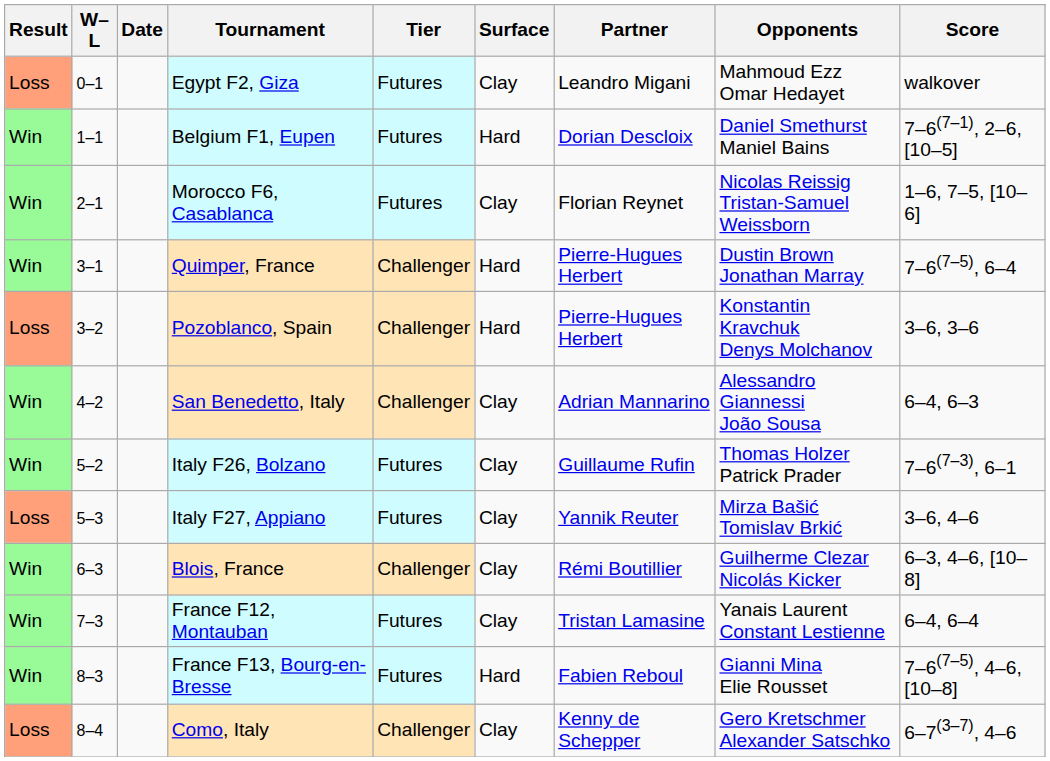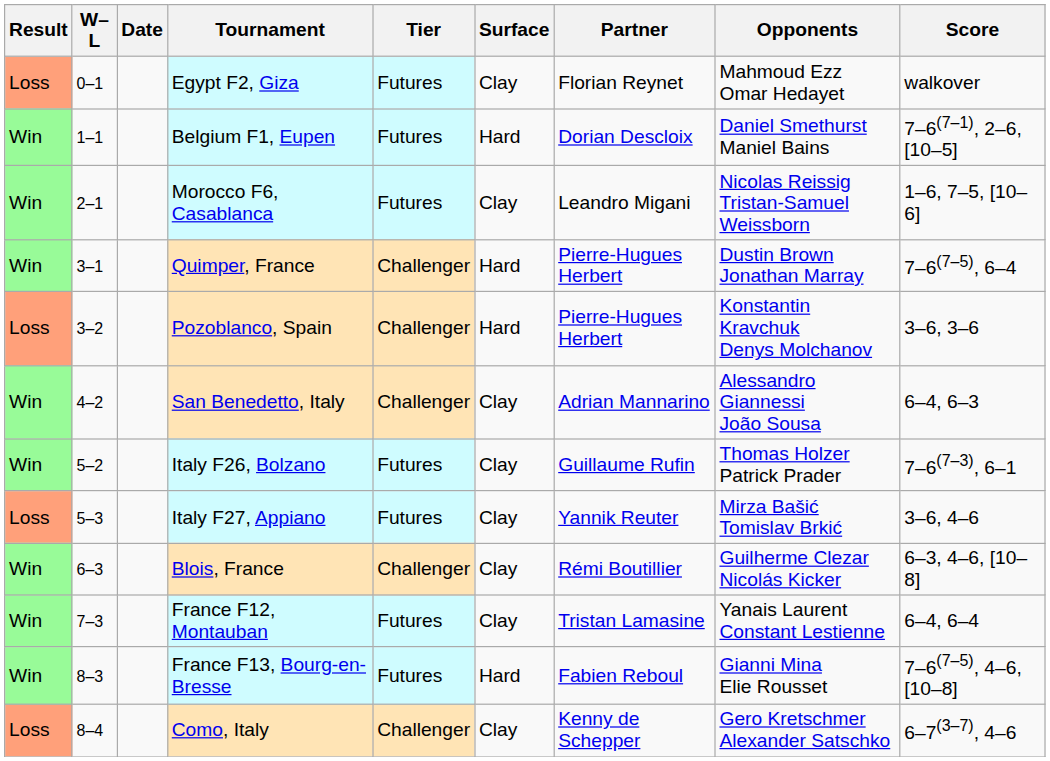(624, 82) Leandro Migani -> (621, 82) Florian Reynet
(621, 202) Florian Reynet -> (624, 202) Leandro Migani
